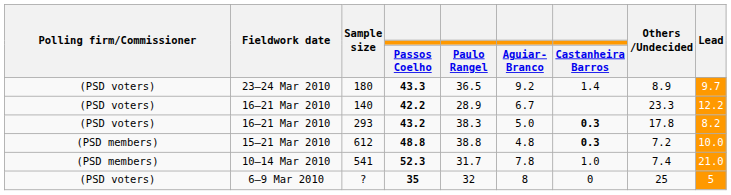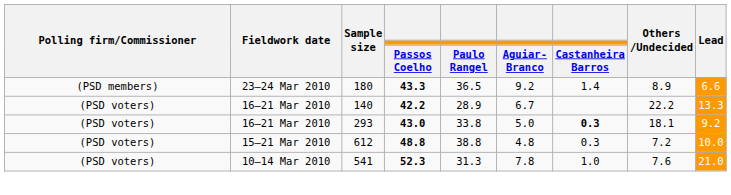(117, 87) (PSD voters) -> (117, 87) (PSD members)
(711, 87) 9.7 -> (711, 87) 6.6
(662, 106) 23.3 -> (662, 106) 22.2
(711, 106) 12.2 -> (711, 106) 13.3
(413, 124) 43.2 -> (413, 124) 43.0
(469, 124) 38.3 -> (469, 124) 33.8
(662, 124) 17.8 -> (662, 124) 18.1
(711, 124) 8.2 -> (711, 124) 9.2
(117, 143) (PSD members) -> (117, 143) (PSD voters)
(590, 143) bold -> (590, 143) normal
(117, 162) (PSD members) -> (117, 162) (PSD voters)
(469, 162) 31.7 -> (469, 162) 31.3
(662, 162) 7.4 -> (662, 162) 7.6
- row: (363, 180)
